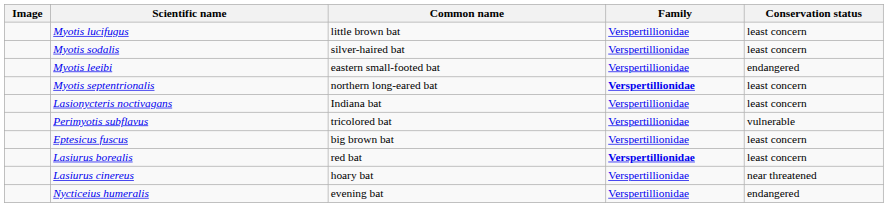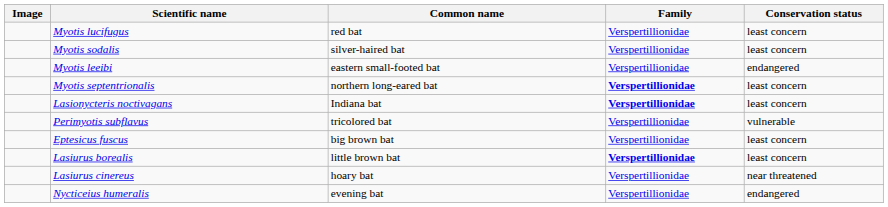(365, 31) little brown bat -> (346, 31) red bat
(649, 103) normal -> (652, 103) bold
(346, 157) red bat -> (365, 157) little brown bat
